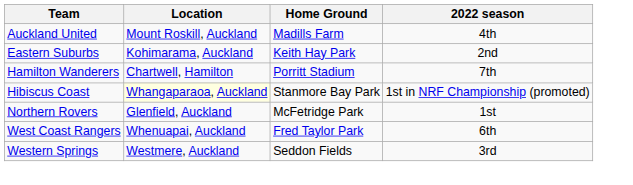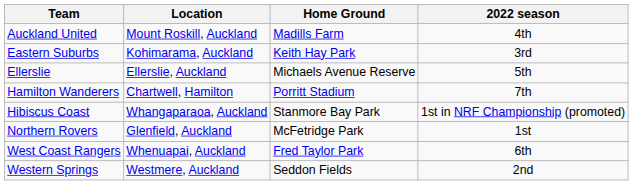(488, 53) 2nd -> (523, 53) 3rd
+ row: (29, 72)
(197, 92) lightyellow background -> (197, 111) no background
(488, 151) 3rd -> (523, 170) 2nd
